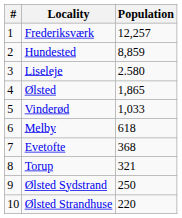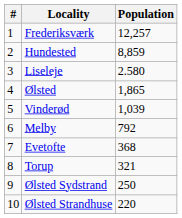(131, 109) 1,033 -> (131, 109) 1,039
(127, 128) 618 -> (127, 128) 792
